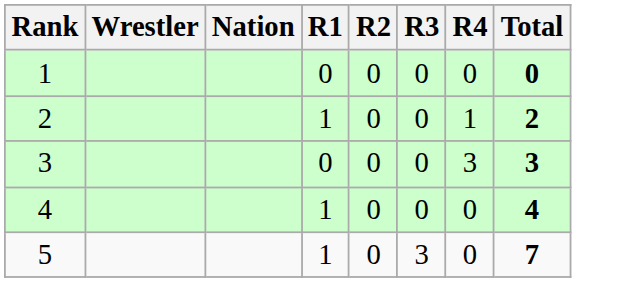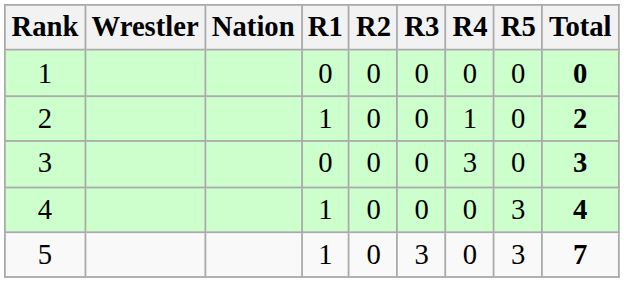+ column: (518, 27)
